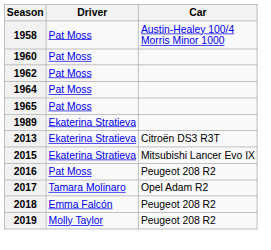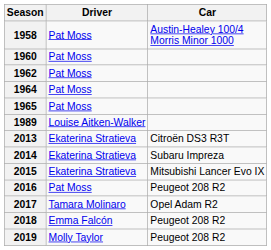(92, 123) Ekaterina Stratieva -> (97, 123) Louise Aitken-Walker
+ row: (25, 156)
